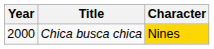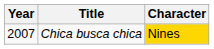(21, 34) 2000 -> (21, 34) 2007
